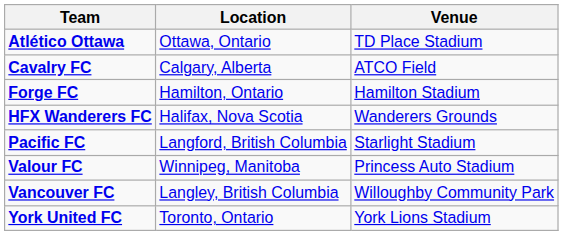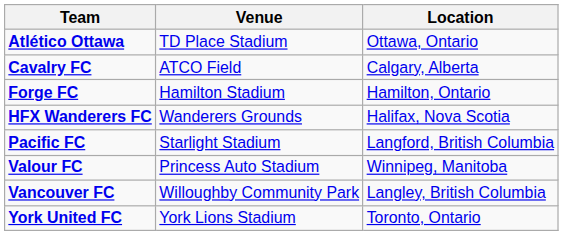columns swapped: (253, 17) <-> (454, 17)
